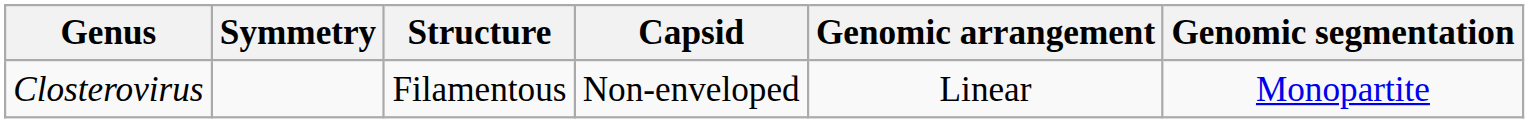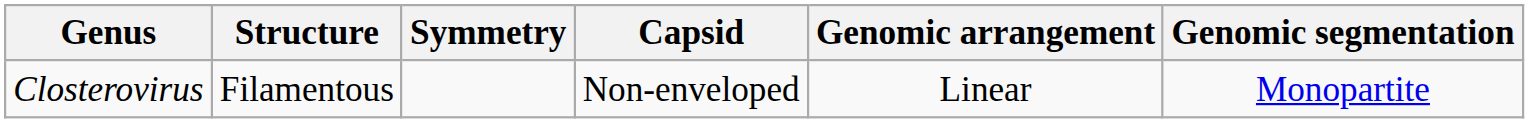columns swapped: (479, 32) <-> (298, 32)
